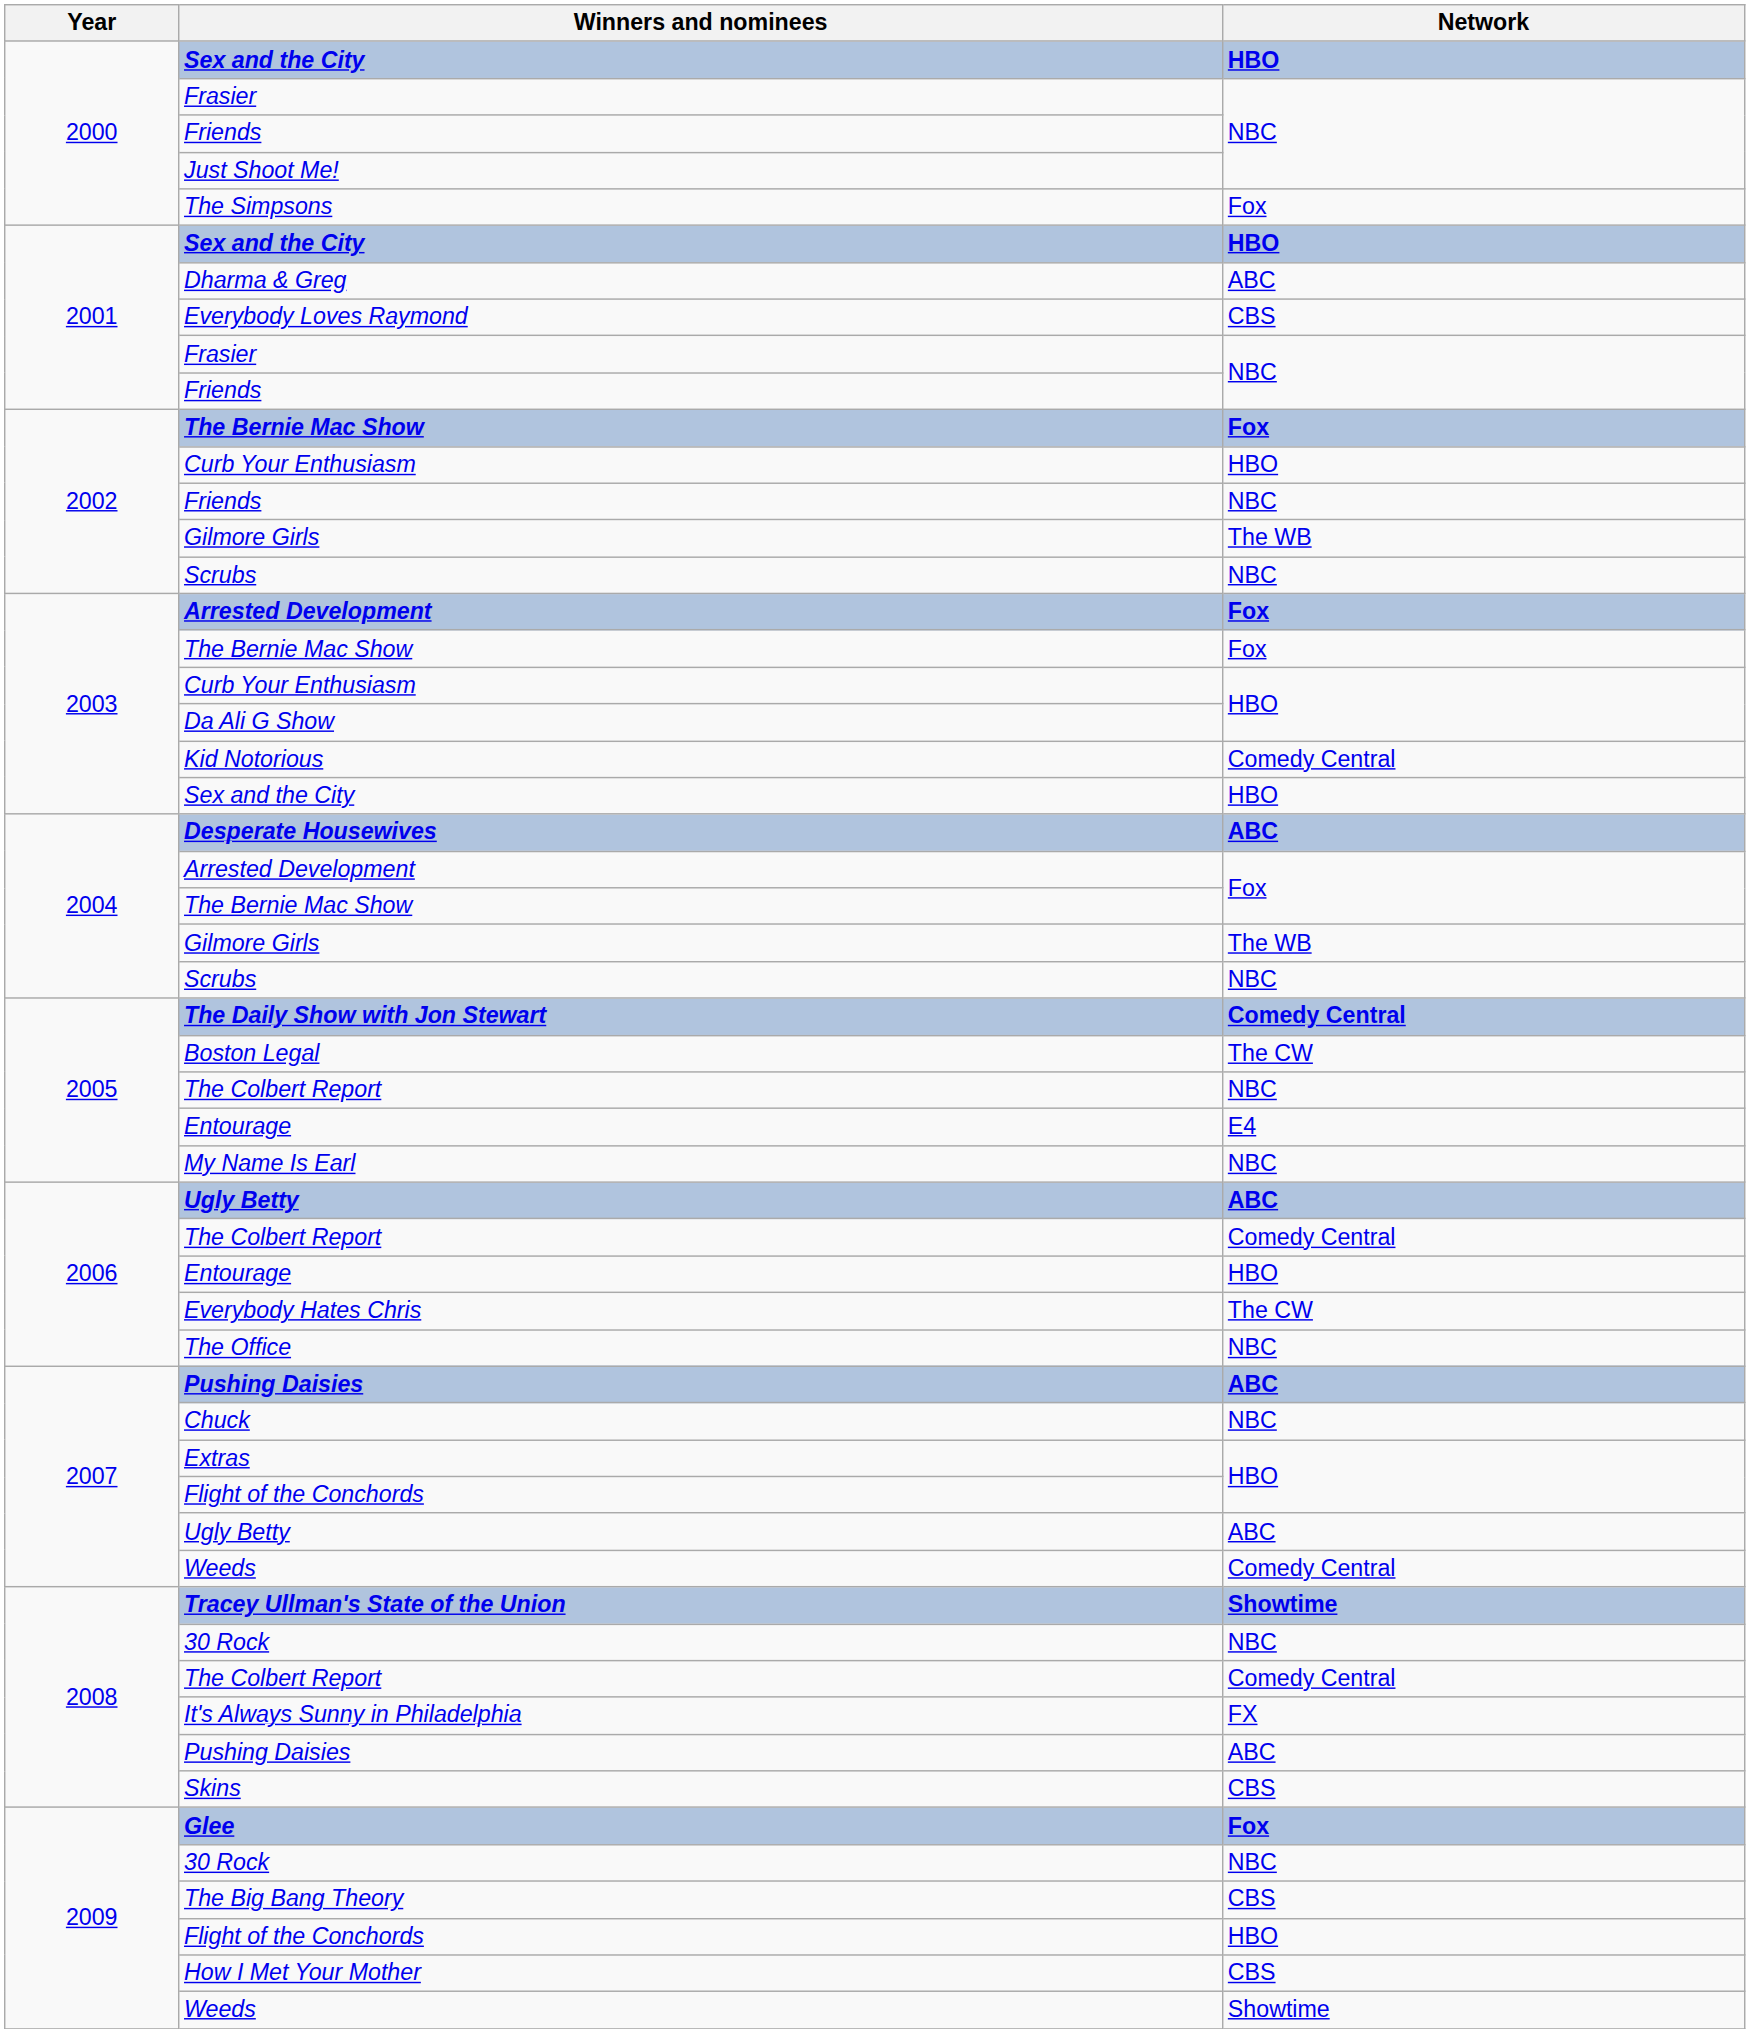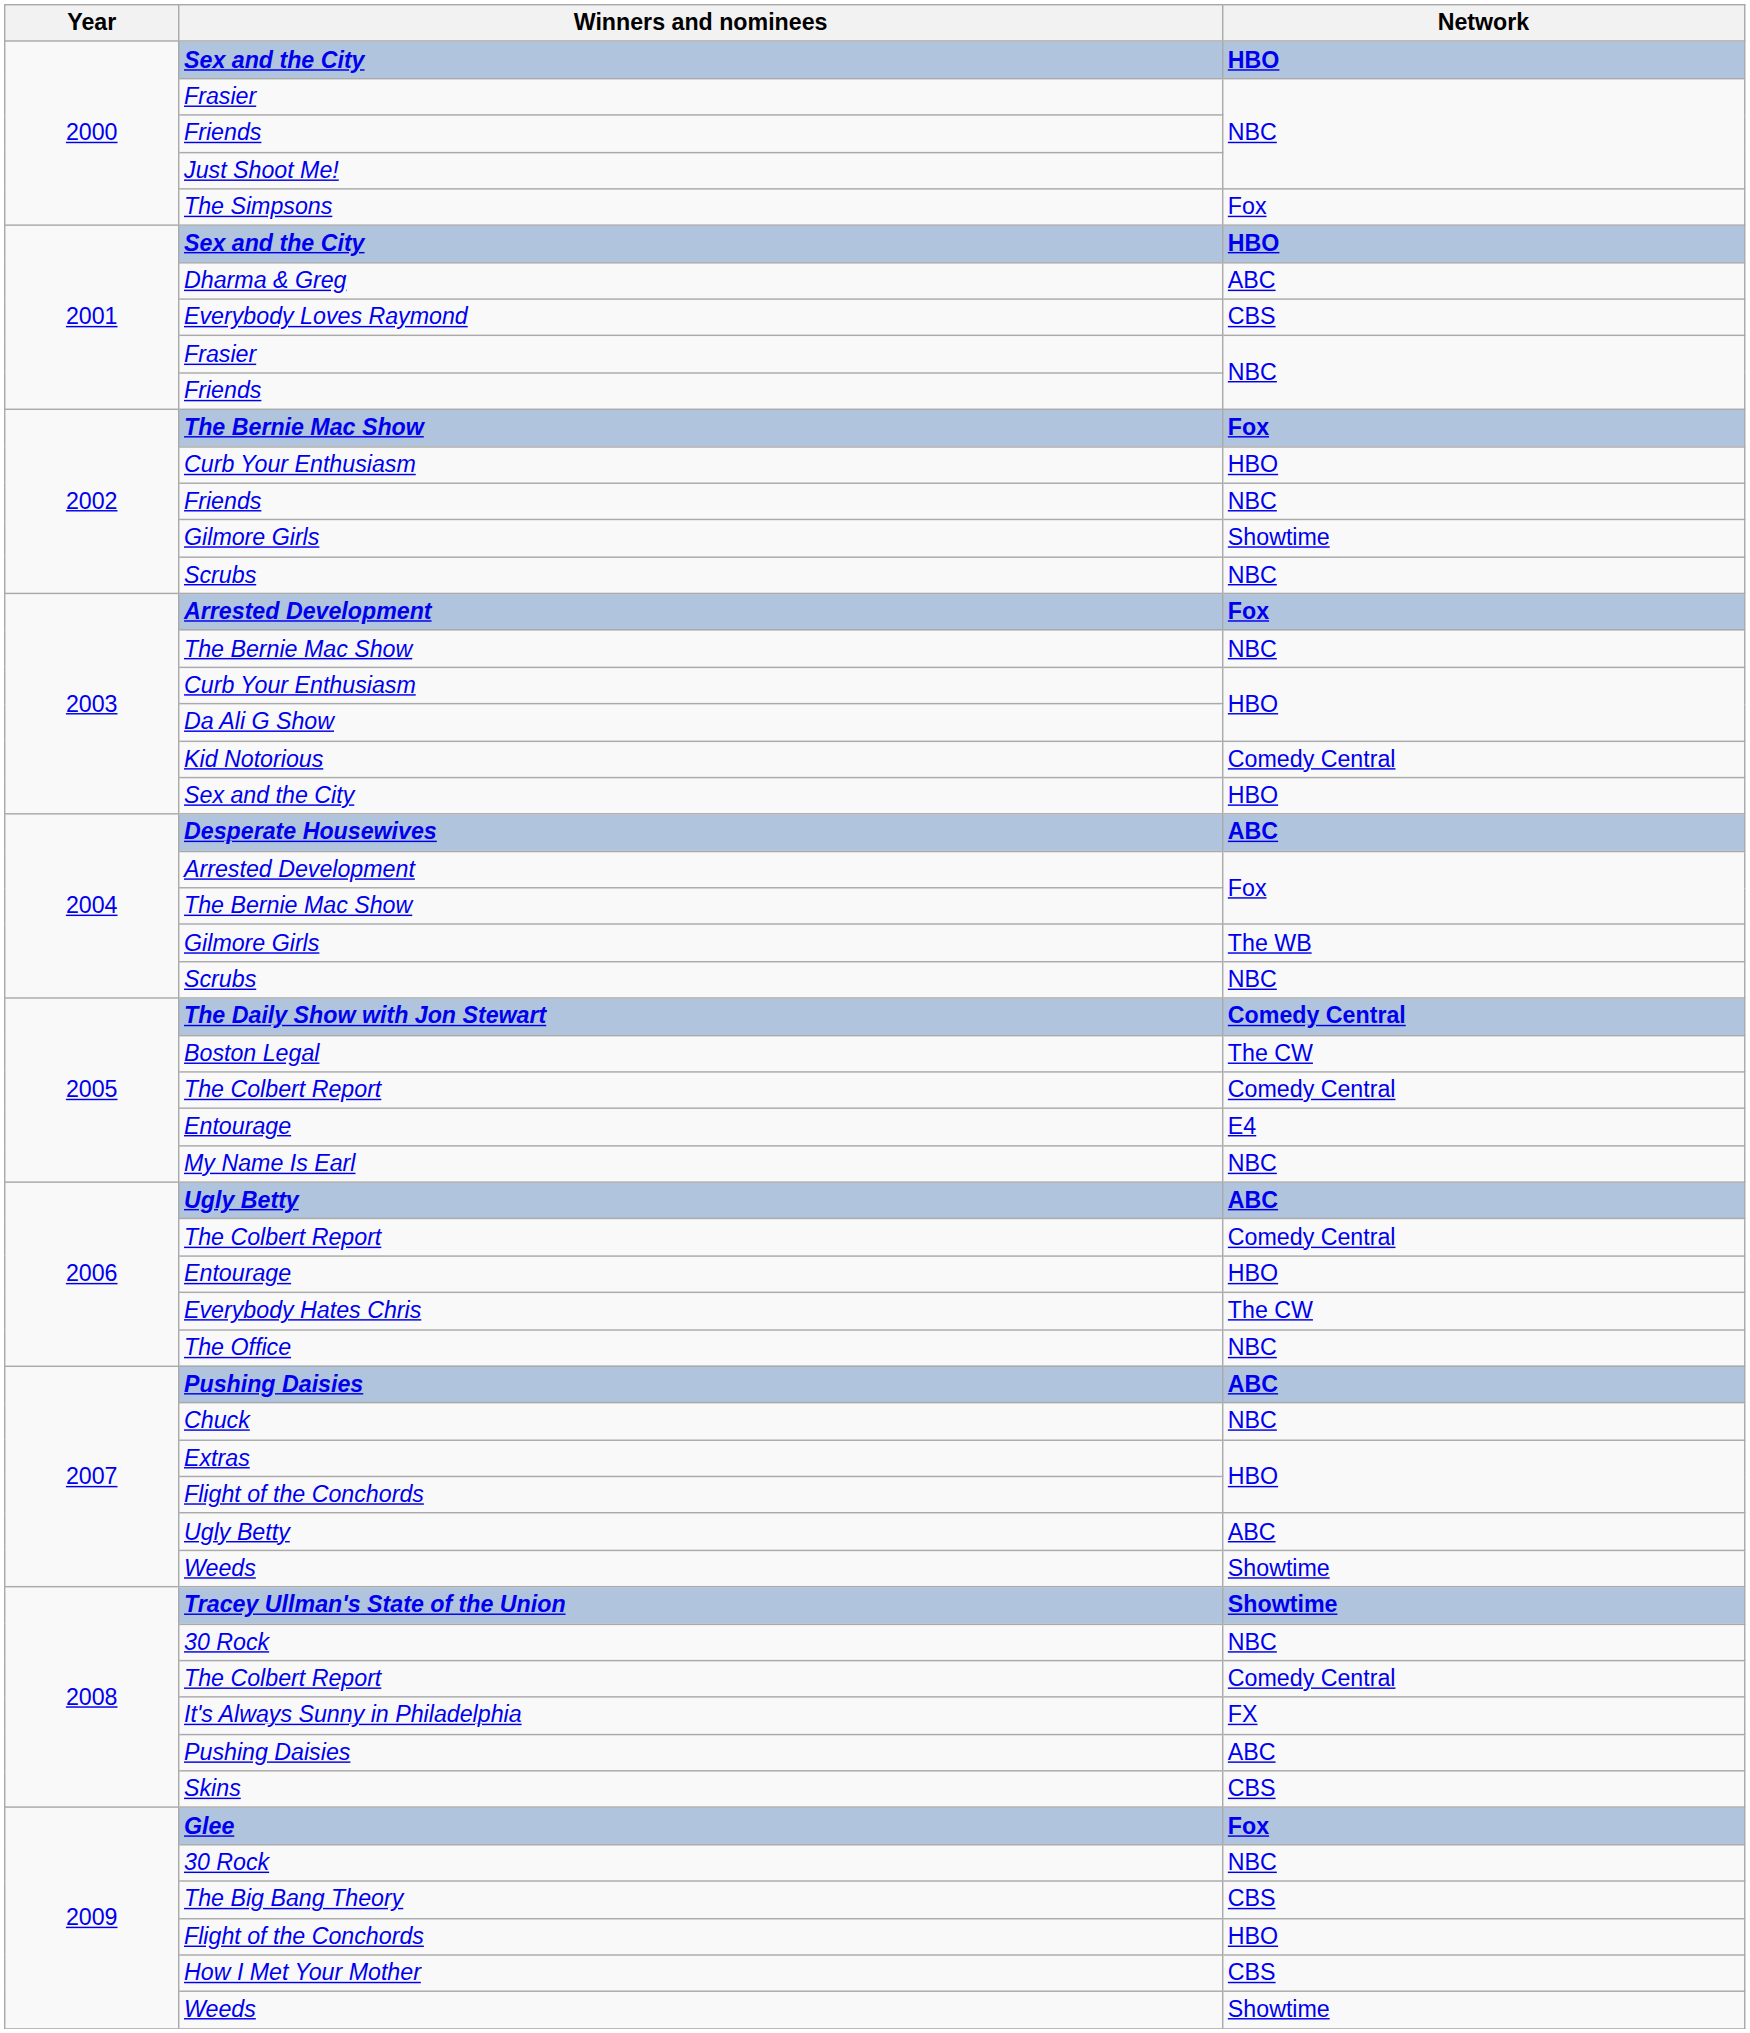(1270, 538) The WB -> (1279, 538) Showtime
(1247, 648) Fox -> (1252, 648) NBC
(1252, 1089) NBC -> (1312, 1089) Comedy Central
(1312, 1568) Comedy Central -> (1279, 1568) Showtime
